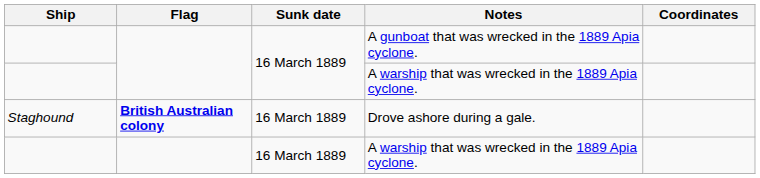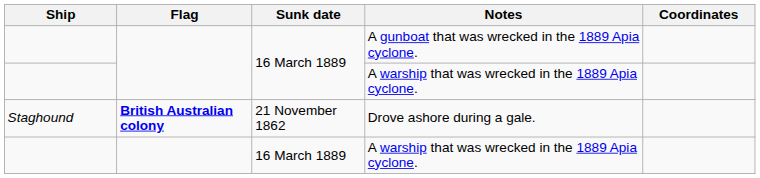(301, 118) 16 March 1889 -> (296, 118) 21 November 1862
